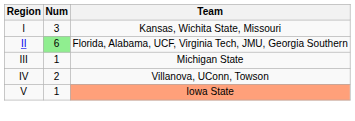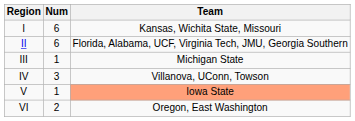(57, 28) 3 -> (57, 28) 6
(57, 44) lightgreen background -> (57, 44) no background
(57, 76) 2 -> (57, 76) 3
+ row: (24, 108)
